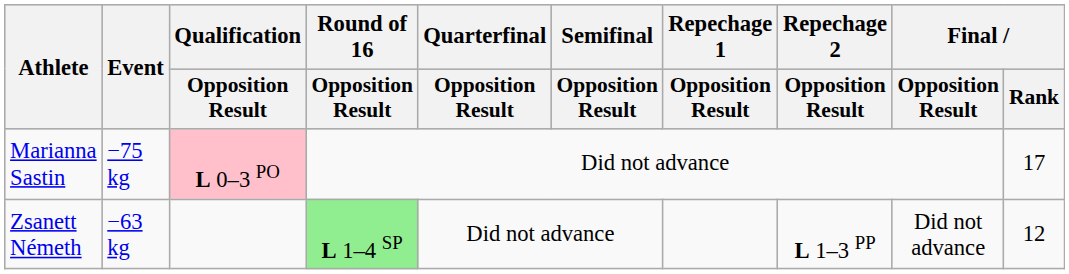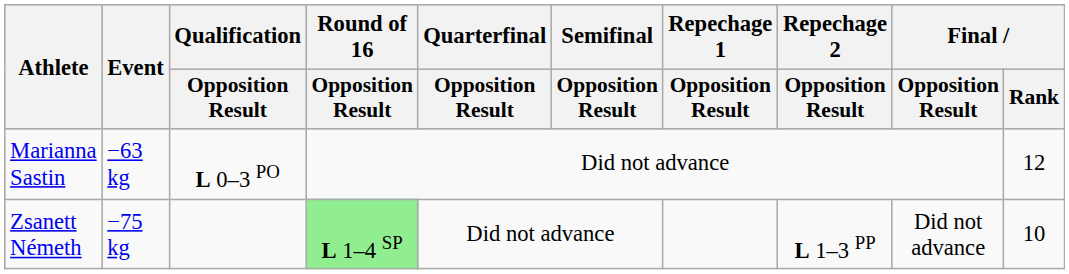(125, 164) −75 kg -> (125, 164) −63 kg
(238, 177) pink background -> (238, 177) no background
(1034, 164) 17 -> (1034, 164) 12
(125, 234) −63 kg -> (125, 234) −75 kg
(1034, 234) 12 -> (1034, 234) 10
